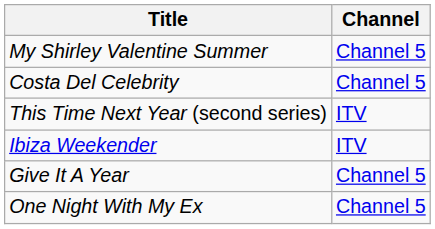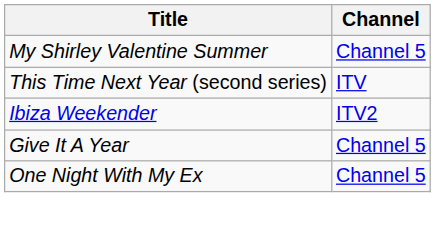- row: (94, 82)
(351, 144) ITV -> (357, 113) ITV2
